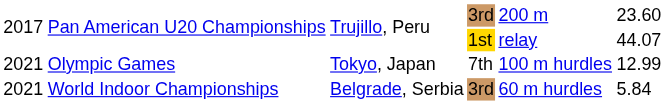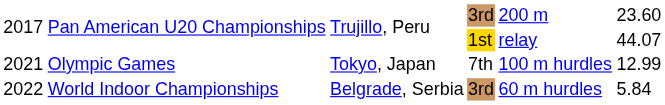(23, 89) 2021 -> (23, 89) 2022
